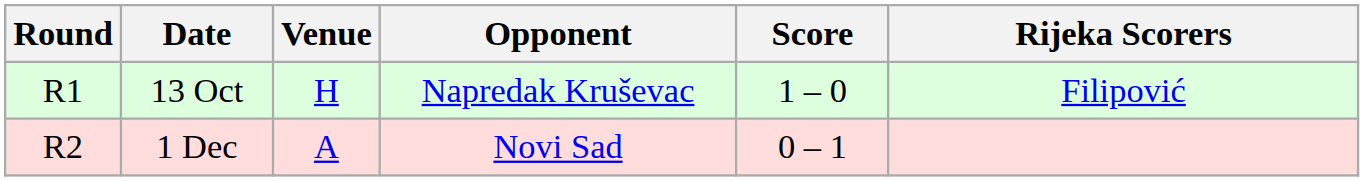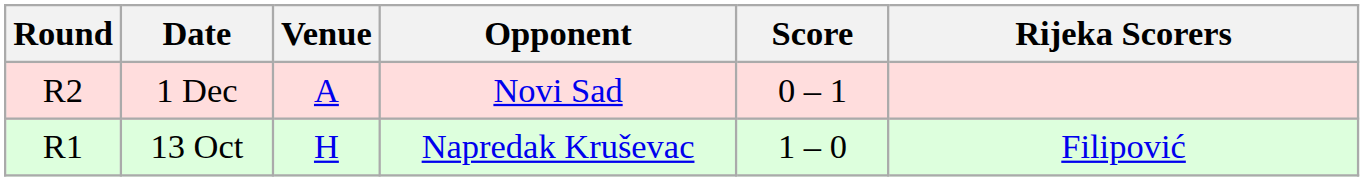rows swapped: (197, 90) <-> (197, 146)
